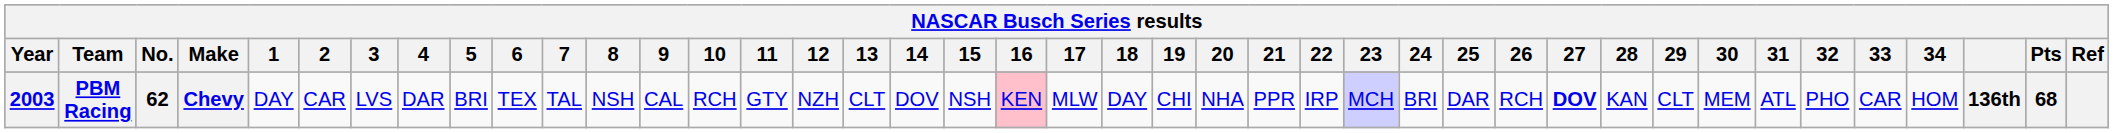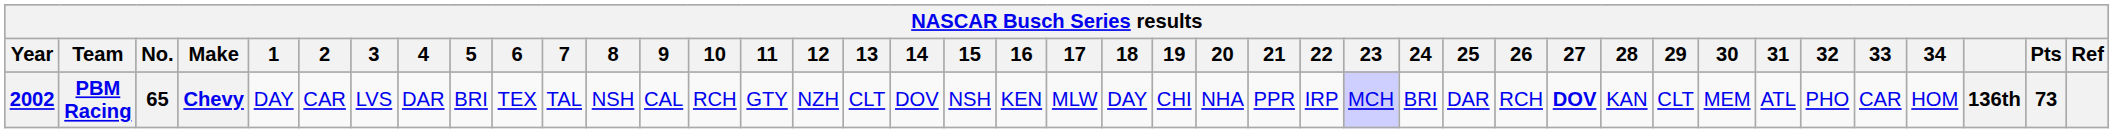(32, 100) 2003 -> (32, 100) 2002
(157, 100) 62 -> (157, 100) 65
(1021, 100) pink background -> (1021, 100) no background
(2046, 100) 68 -> (2046, 100) 73
